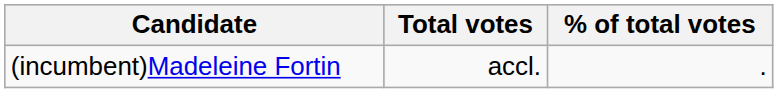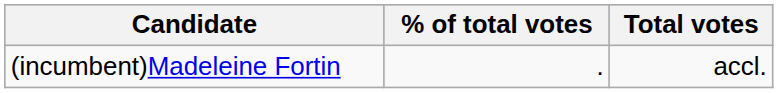columns swapped: (465, 25) <-> (660, 25)
